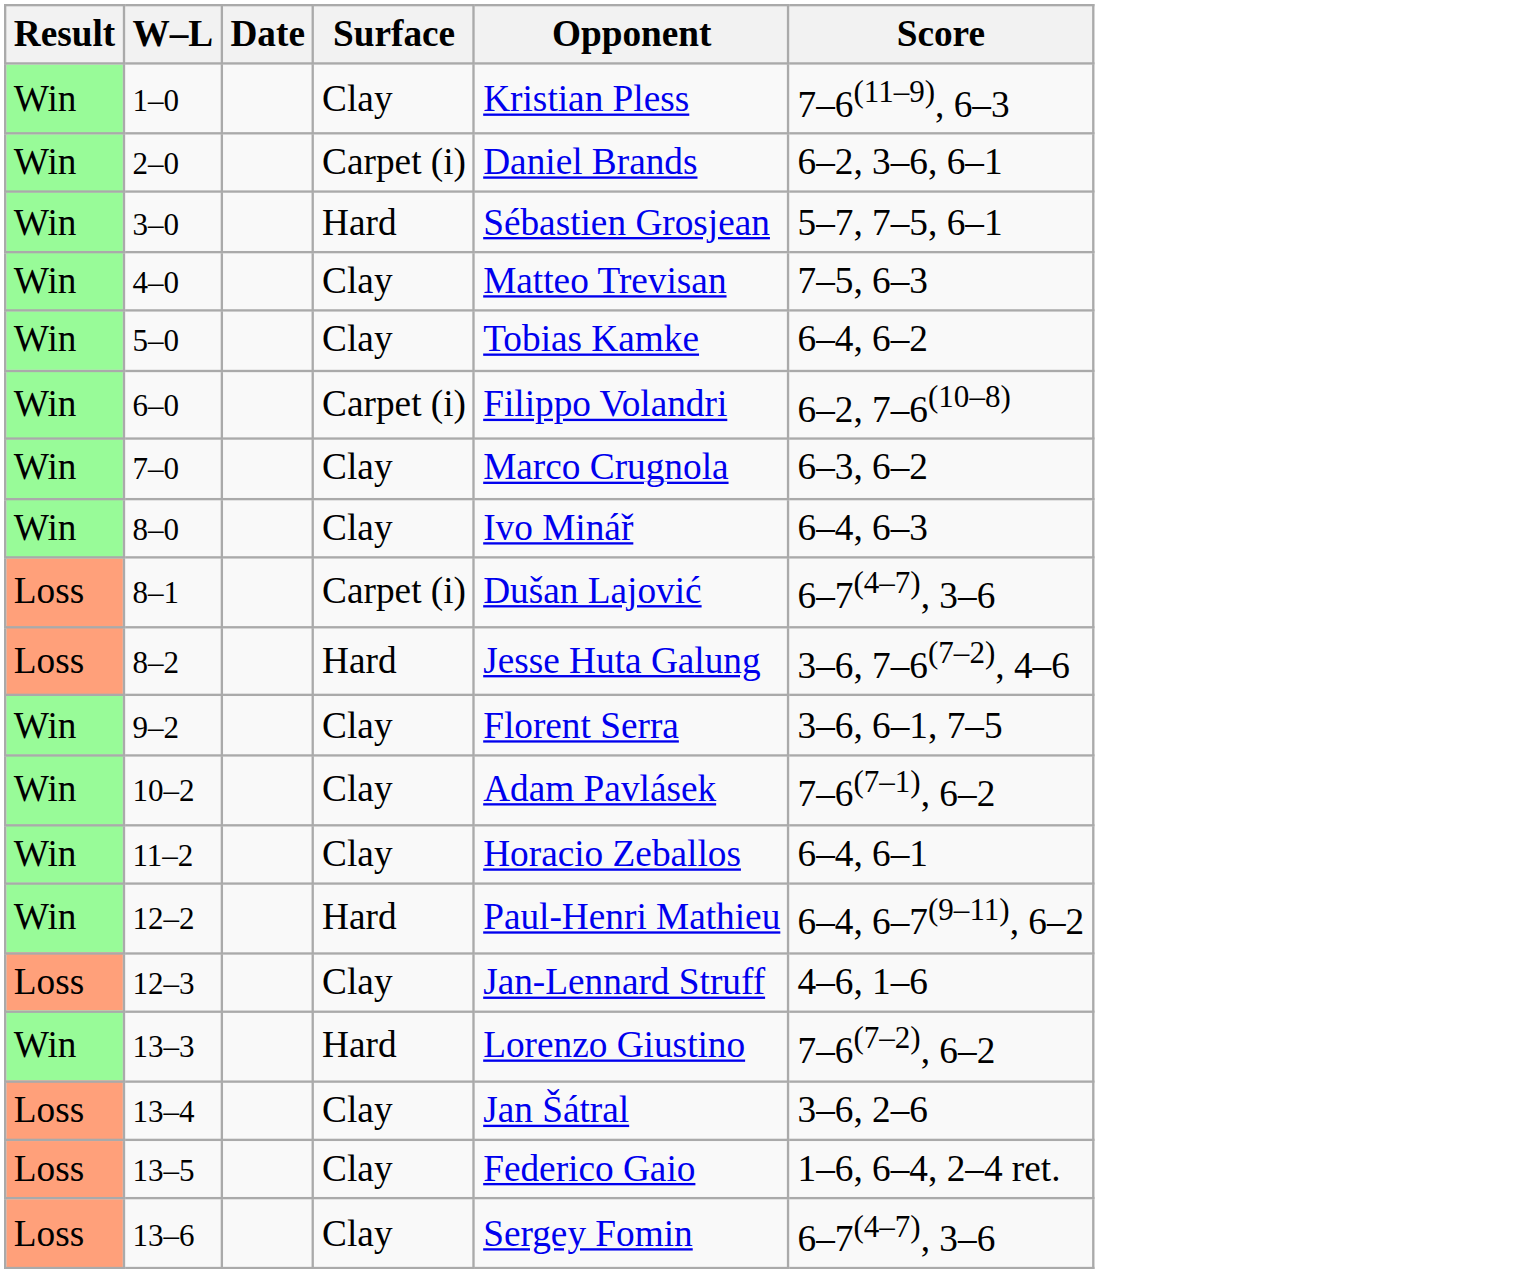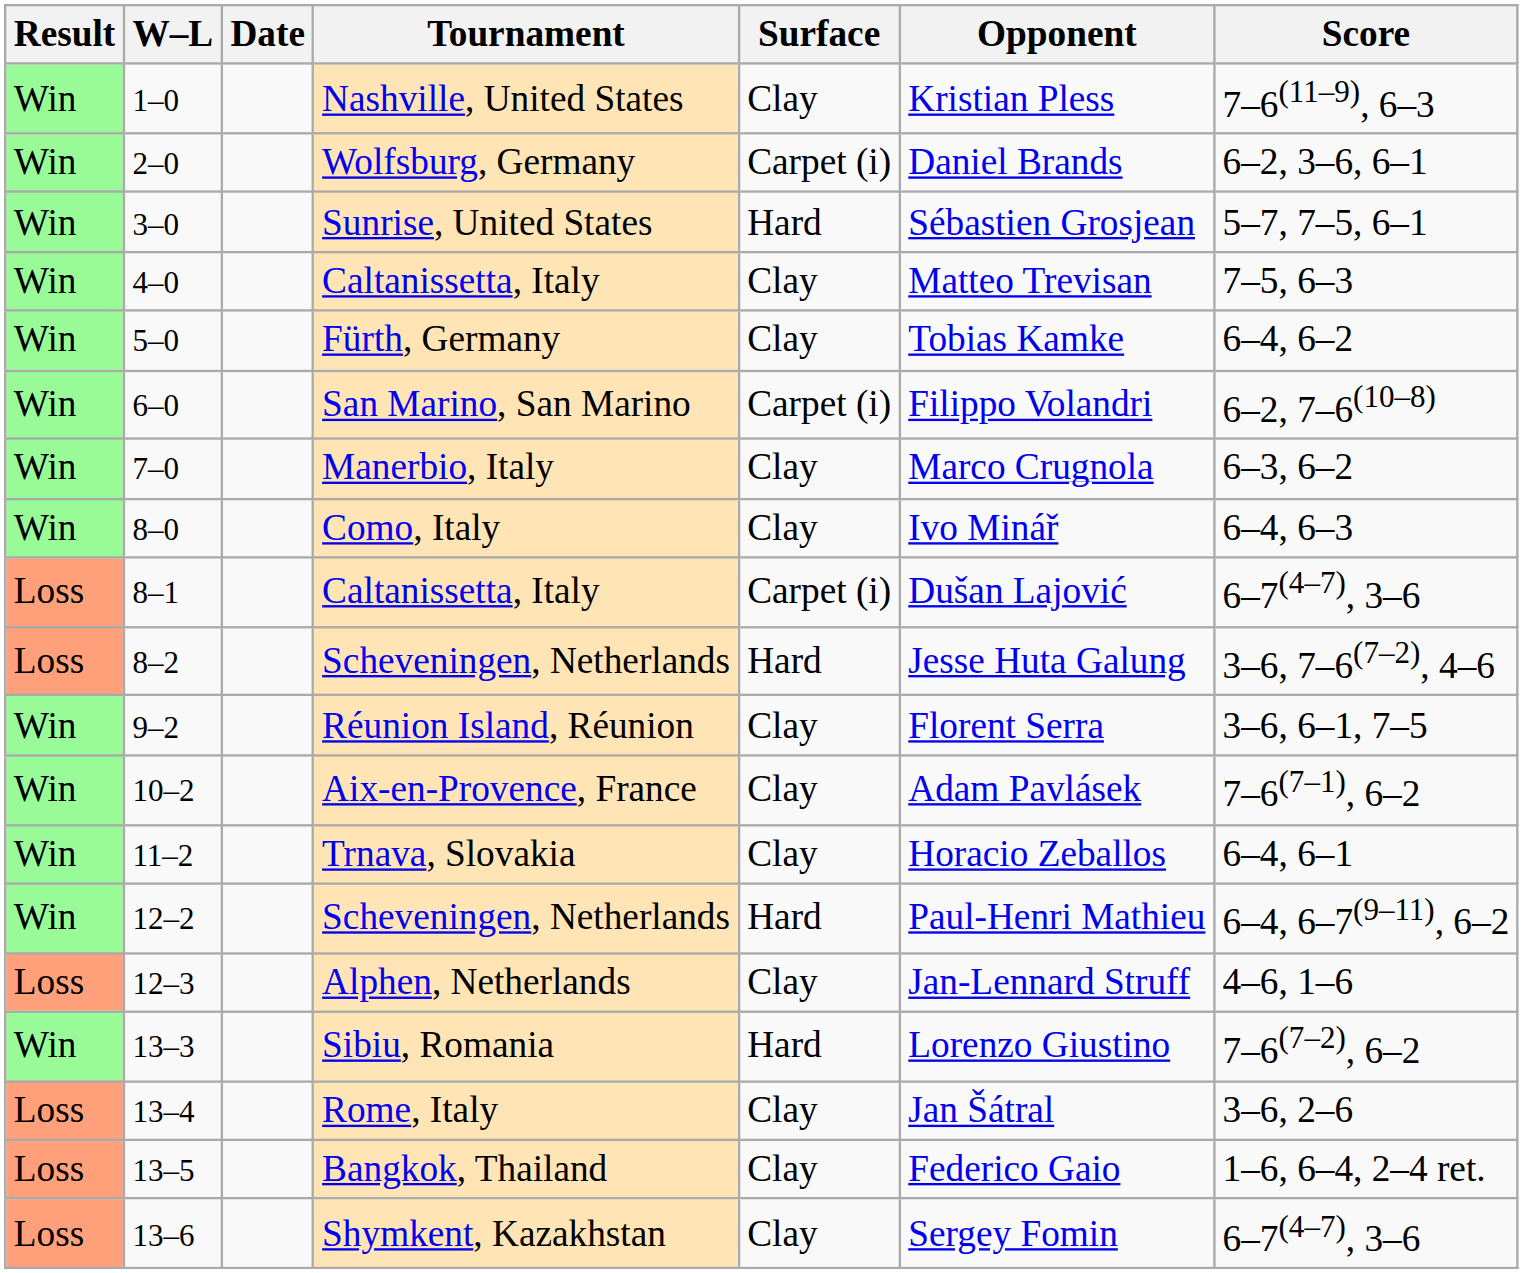+ column: (526, 34)
